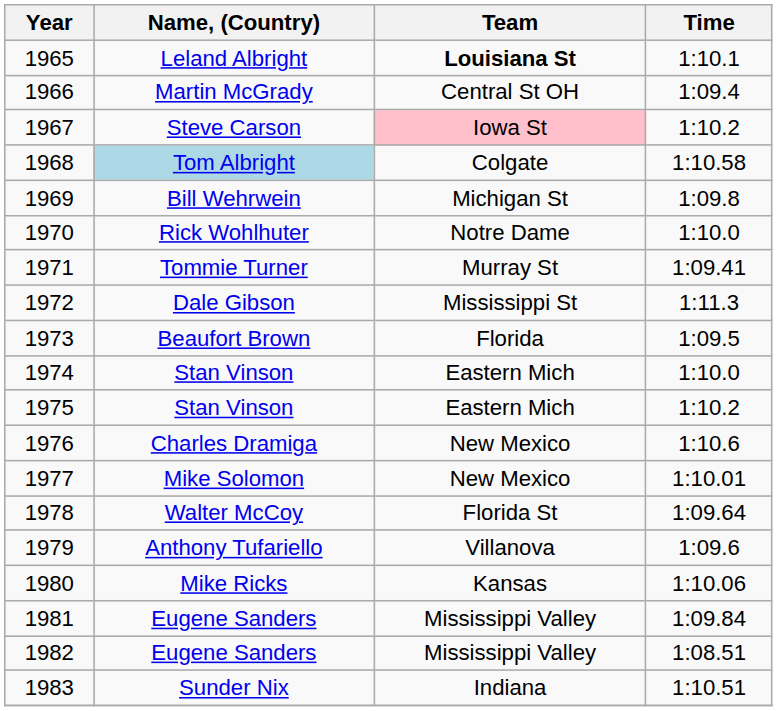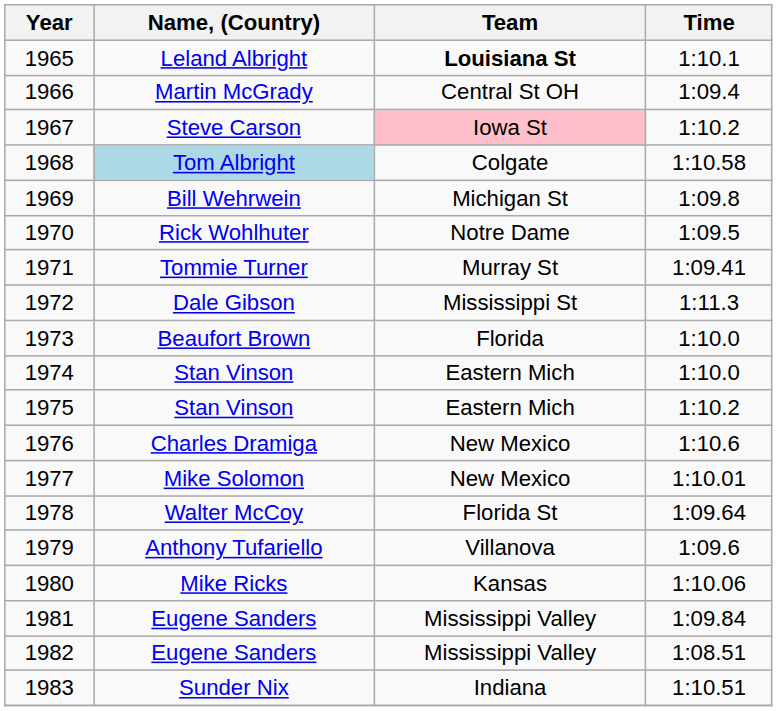(709, 233) 1:10.0 -> (709, 233) 1:09.5
(709, 338) 1:09.5 -> (709, 338) 1:10.0
